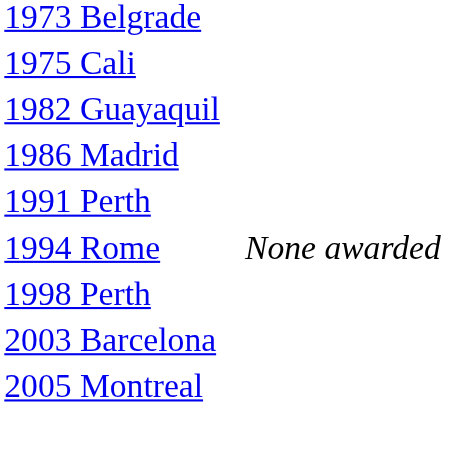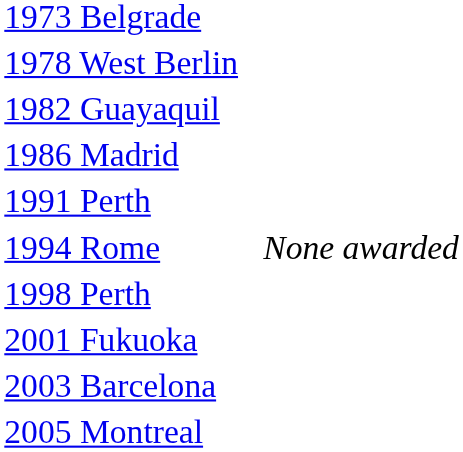- row: (70, 62)
+ row: (121, 62)
+ row: (101, 340)
